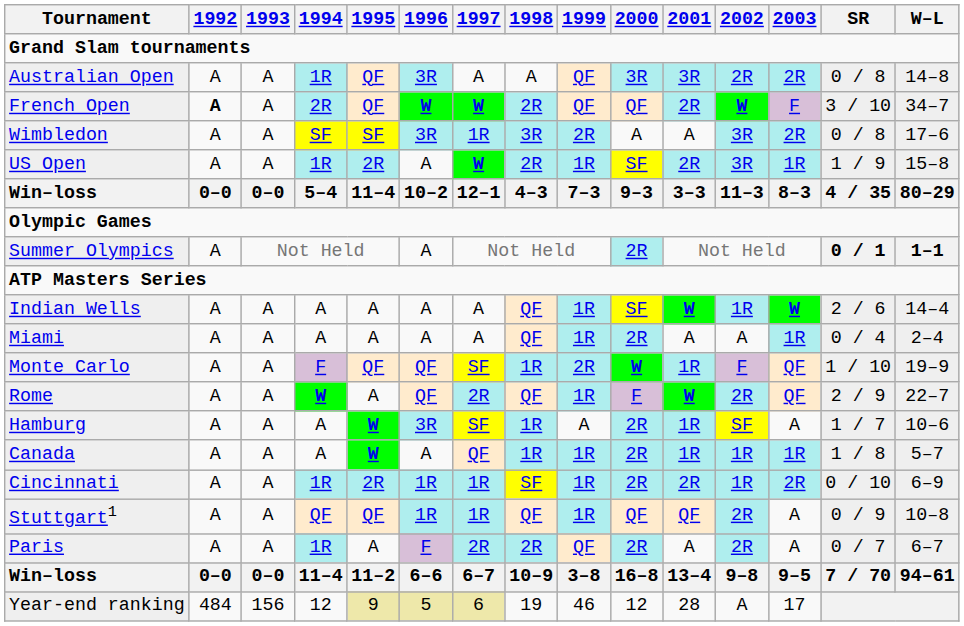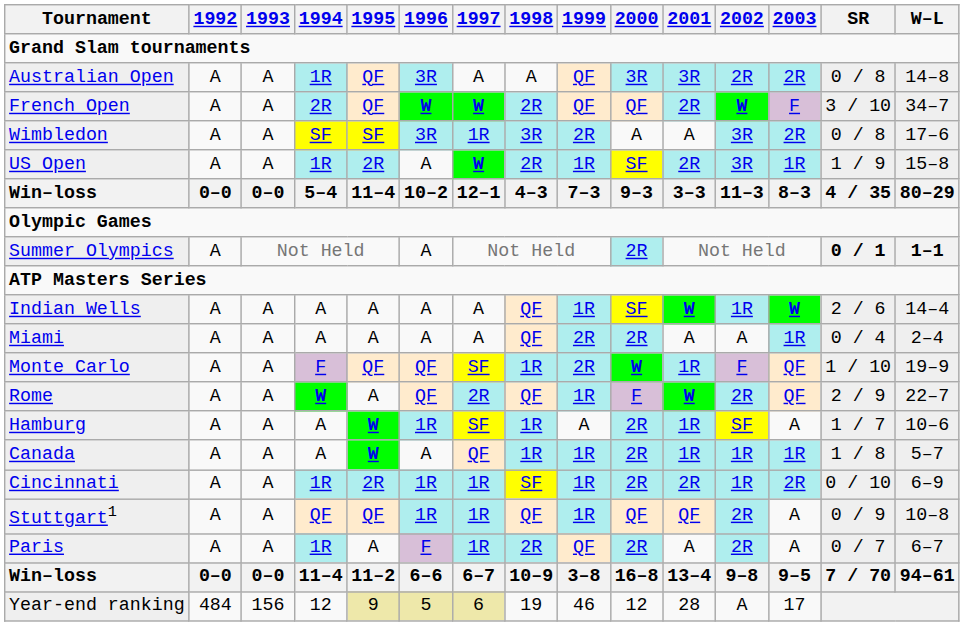(215, 106) bold -> (215, 106) normal
(584, 338) 1R -> (584, 338) 2R
(426, 425) 3R -> (426, 425) 1R
(479, 548) 2R -> (479, 548) 1R
